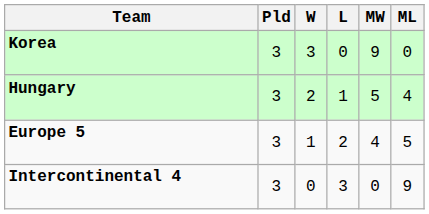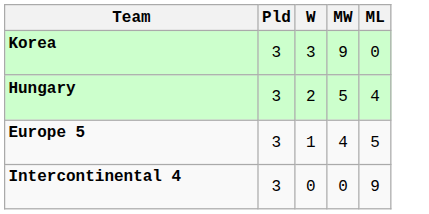- column: (343, 18)
